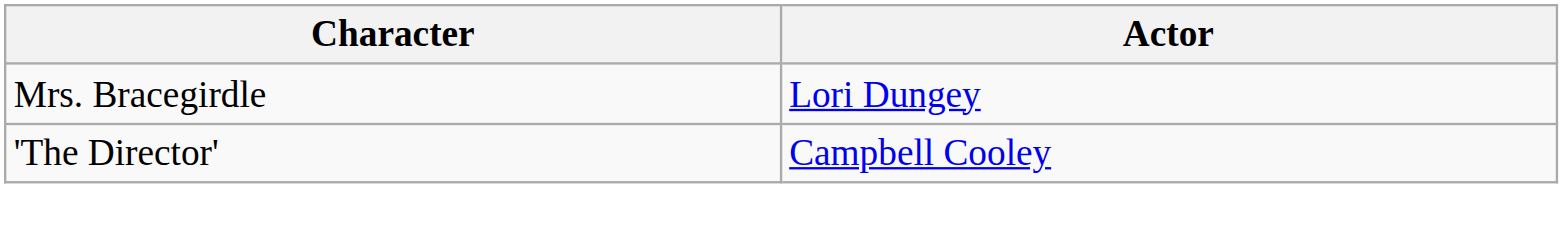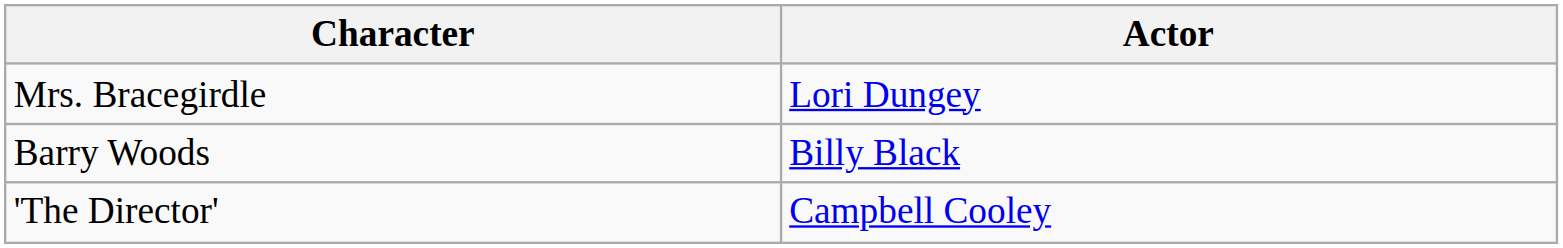+ row: (112, 152)
